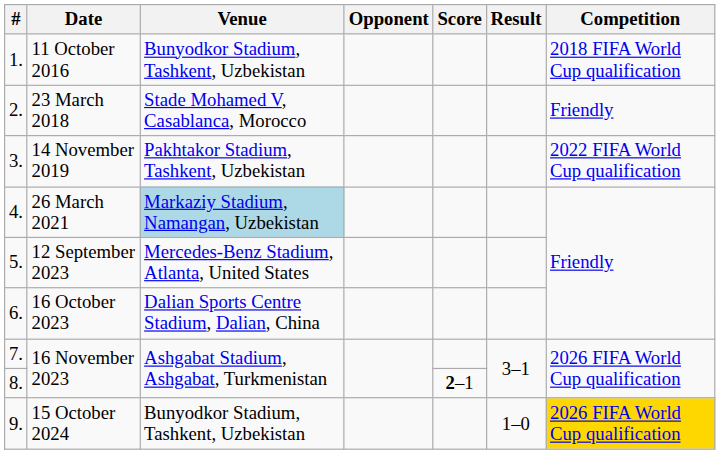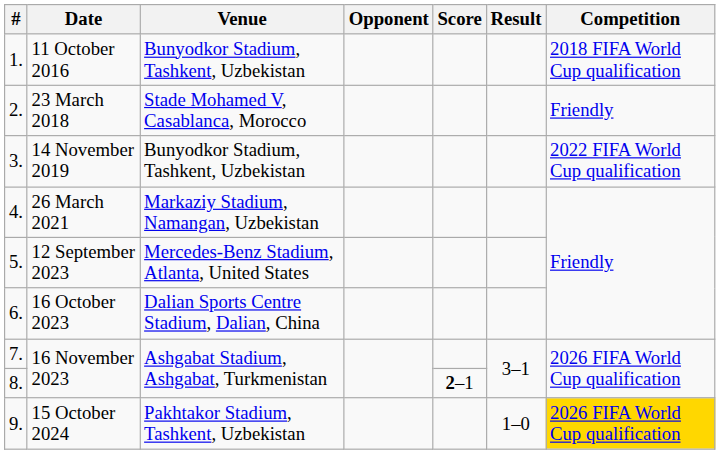(225, 161) Pakhtakor Stadium, Tashkent, Uzbekistan -> (225, 161) Bunyodkor Stadium, Tashkent, Uzbekistan
(231, 211) lightblue background -> (231, 211) no background
(225, 423) Bunyodkor Stadium, Tashkent, Uzbekistan -> (225, 423) Pakhtakor Stadium, Tashkent, Uzbekistan
